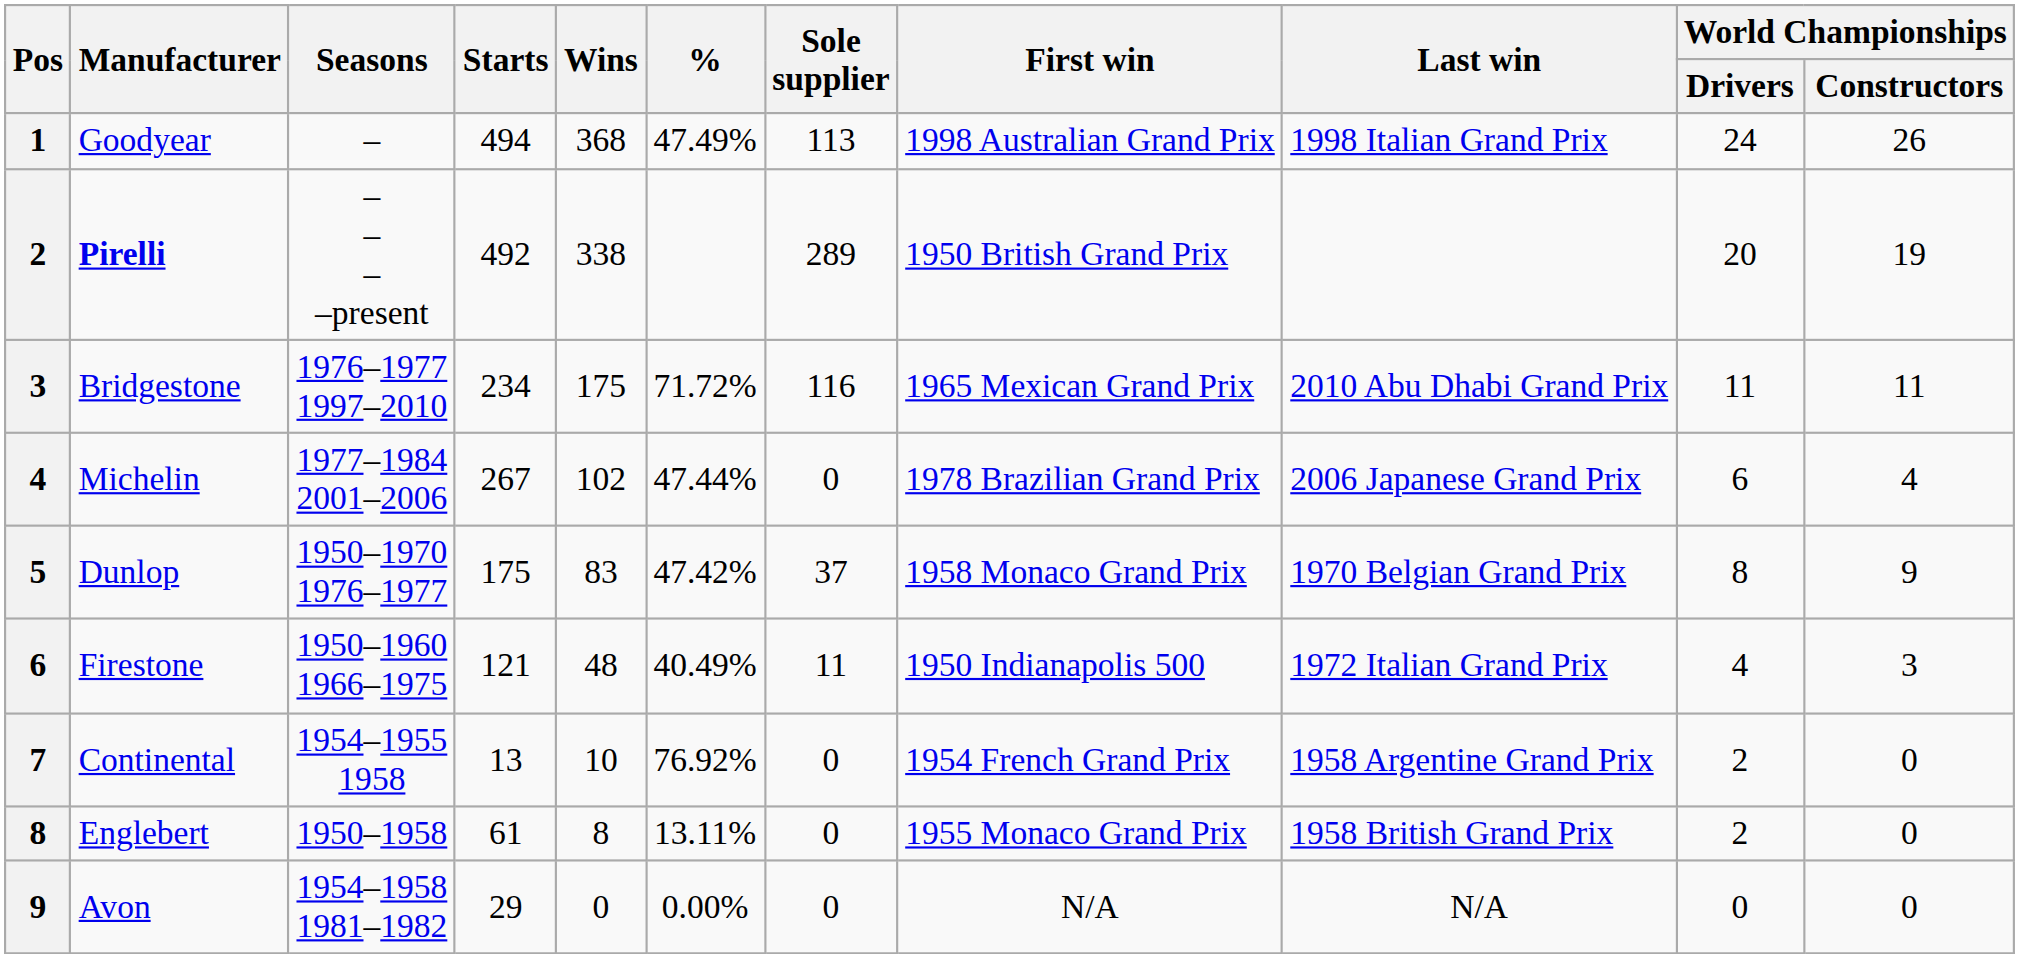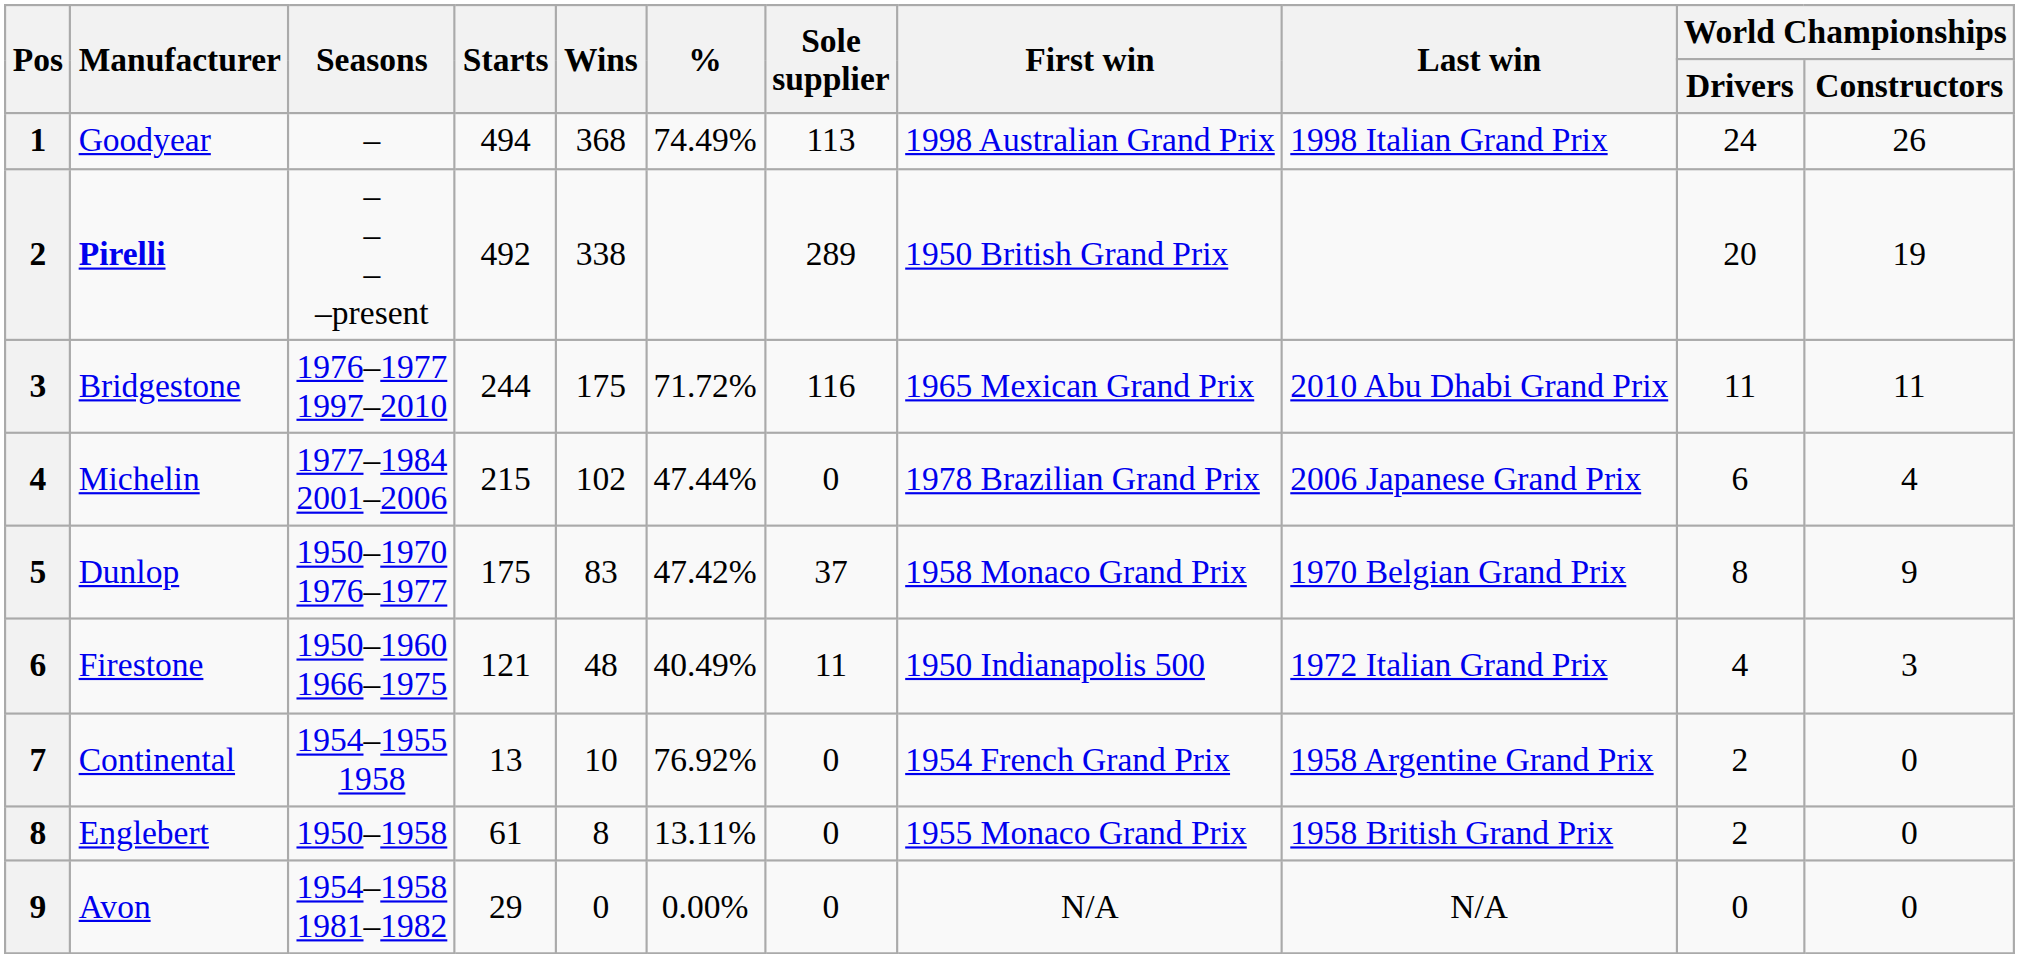(705, 140) 47.49% -> (705, 140) 74.49%
(506, 384) 234 -> (506, 384) 244
(506, 478) 267 -> (506, 478) 215
